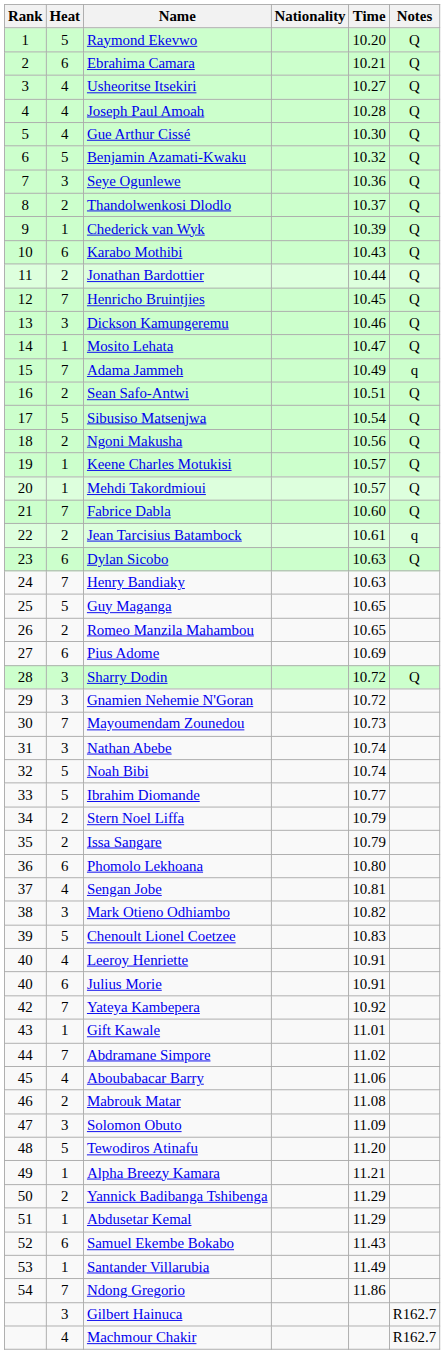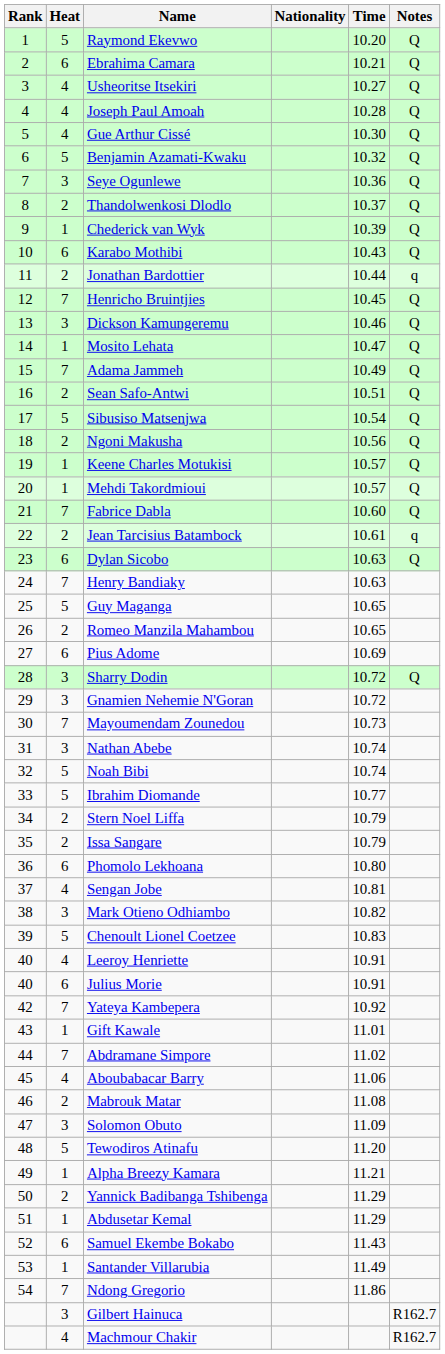(414, 275) Q -> (414, 275) q
(414, 370) q -> (414, 370) Q
